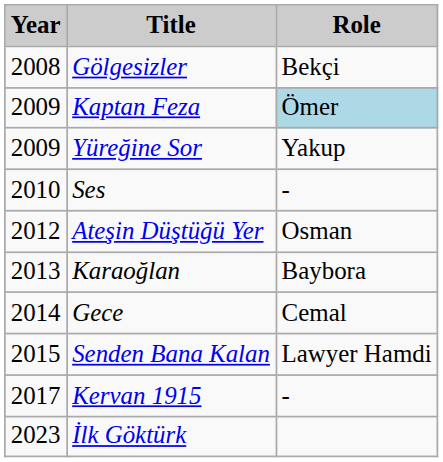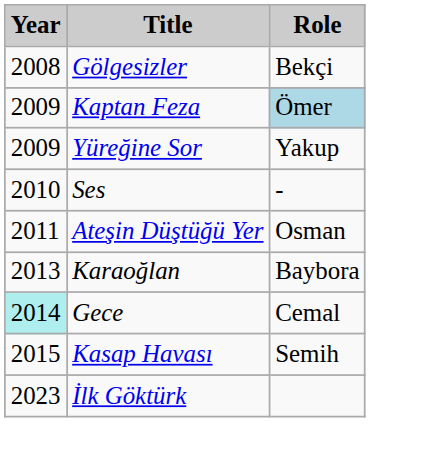(36, 230) 2012 -> (35, 230) 2011
(36, 313) no background -> (36, 313) paleturquoise background
+ row: (142, 354)
- row: (171, 354)
- row: (137, 395)
